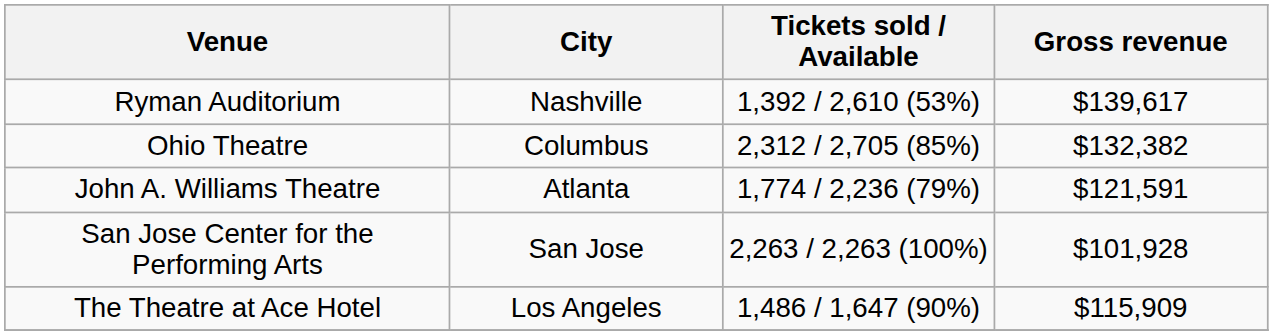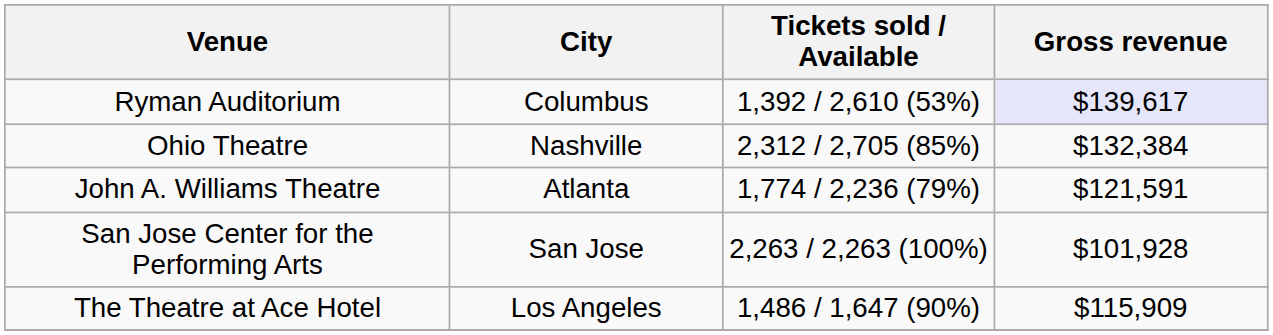(586, 101) Nashville -> (586, 101) Columbus
(1131, 101) no background -> (1131, 101) lavender background
(586, 145) Columbus -> (586, 145) Nashville
(1131, 145) $132,382 -> (1131, 145) $132,384
